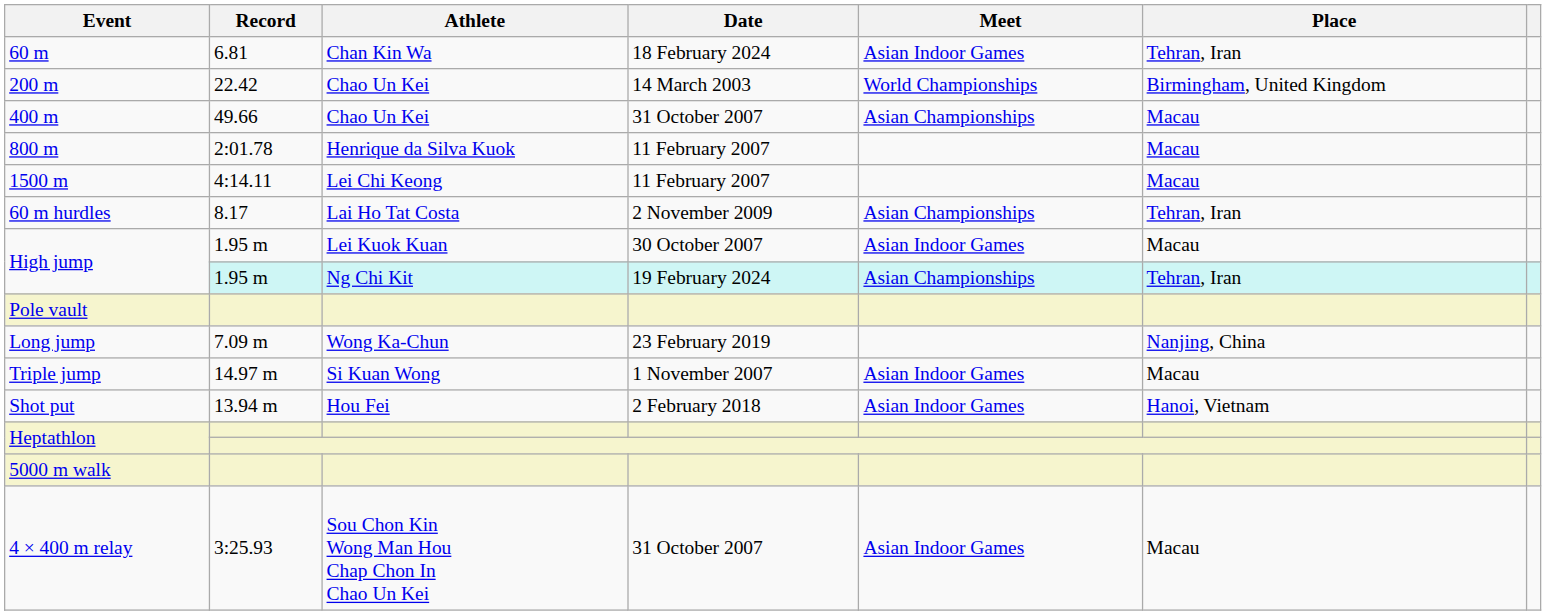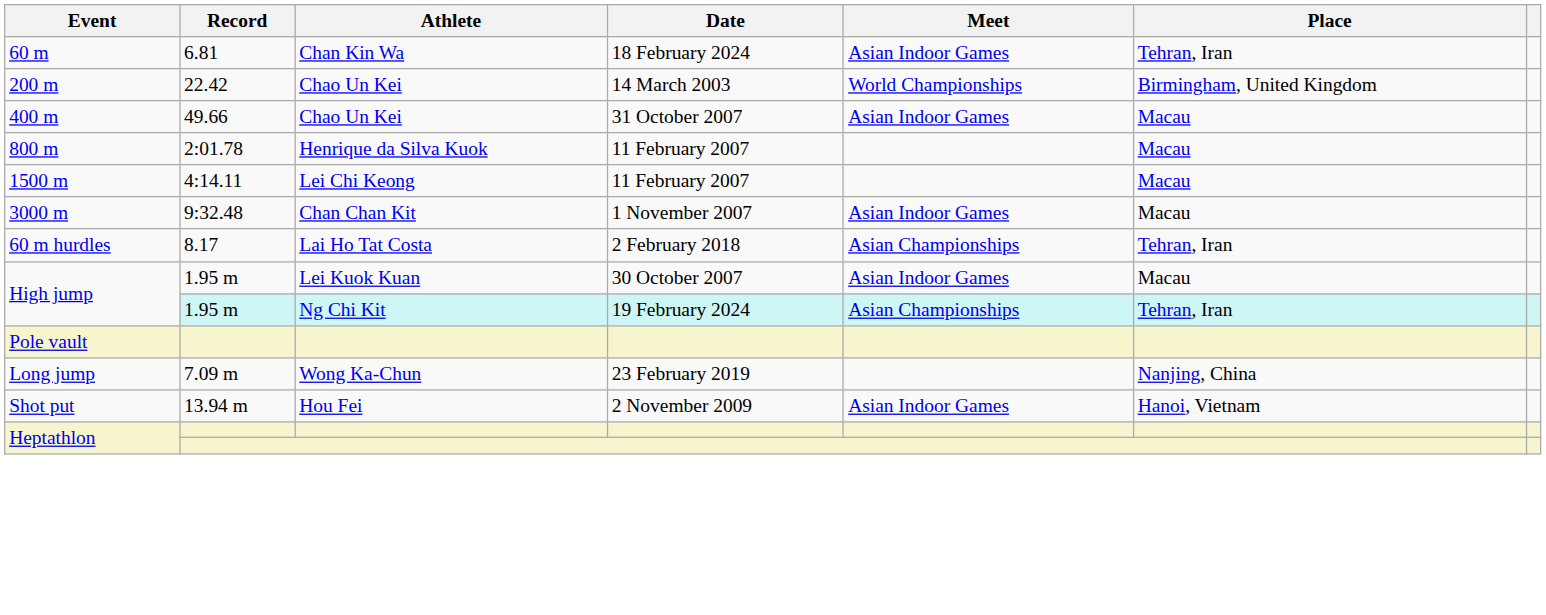(949, 116) Asian Championships -> (929, 116) Asian Indoor Games
+ row: (39, 213)
(702, 213) 2 November 2009 -> (676, 245) 2 February 2018
- row: (55, 373)
(696, 405) 2 February 2018 -> (682, 405) 2 November 2009
- row: (60, 469)
- row: (71, 548)
